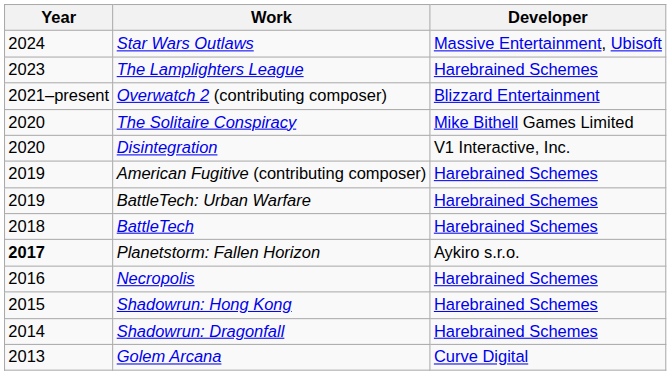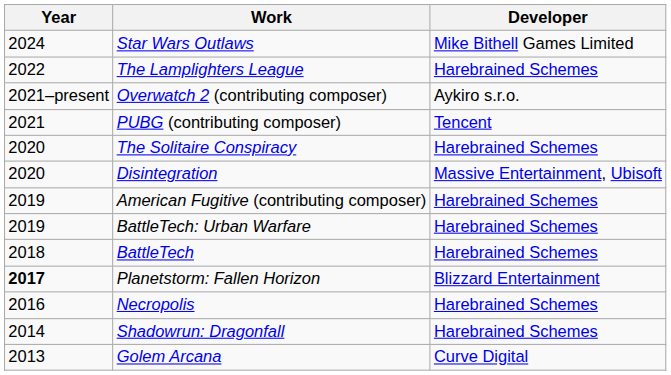(548, 43) Massive Entertainment, Ubisoft -> (534, 43) Mike Bithell Games Limited
(27, 69) 2023 -> (27, 69) 2022
(517, 95) Blizzard Entertainment -> (477, 95) Aykiro s.r.o.
+ row: (229, 122)
(534, 122) Mike Bithell Games Limited -> (516, 148) Harebrained Schemes
(502, 148) V1 Interactive, Inc. -> (548, 174) Massive Entertainment, Ubisoft
(477, 252) Aykiro s.r.o. -> (517, 278) Blizzard Entertainment
- row: (204, 305)
